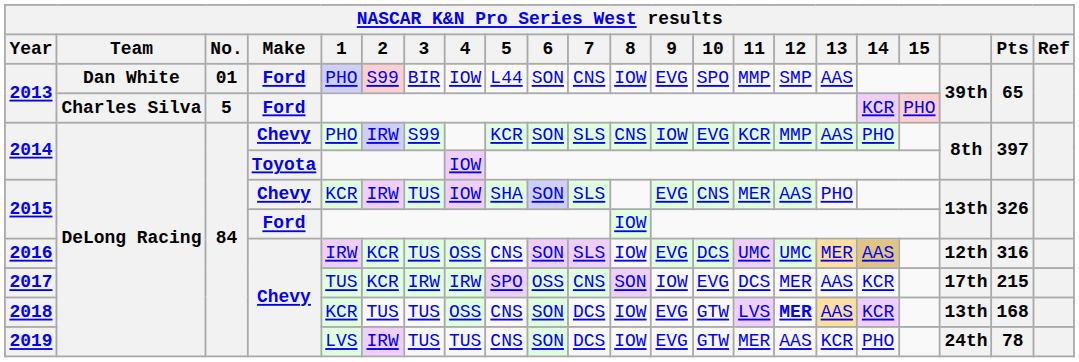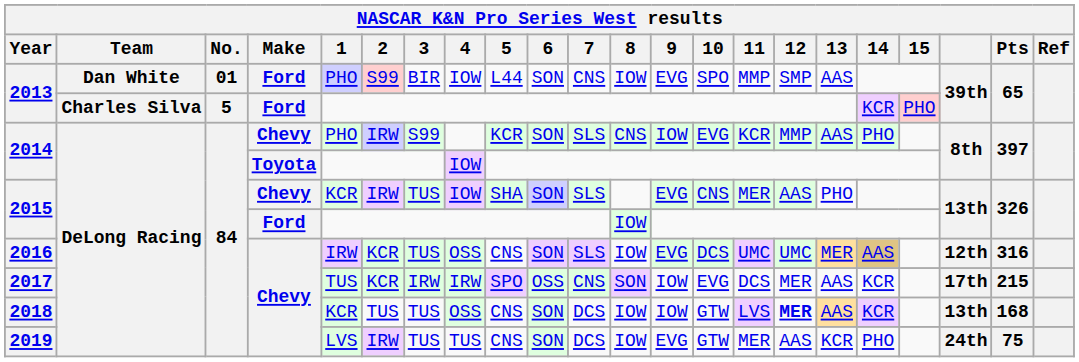(672, 311) EVG -> (672, 311) IOW
(1013, 341) 78 -> (1013, 341) 75
